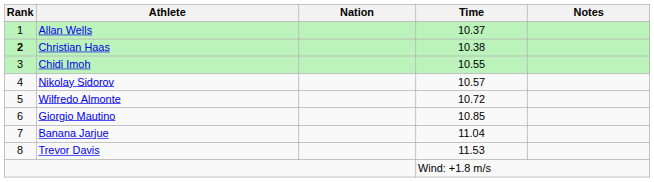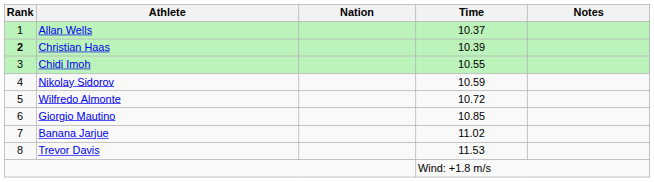(472, 47) 10.38 -> (472, 47) 10.39
(472, 82) 10.57 -> (472, 82) 10.59
(472, 133) 11.04 -> (472, 133) 11.02
